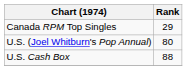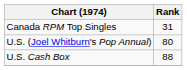(168, 27) 29 -> (168, 27) 31
